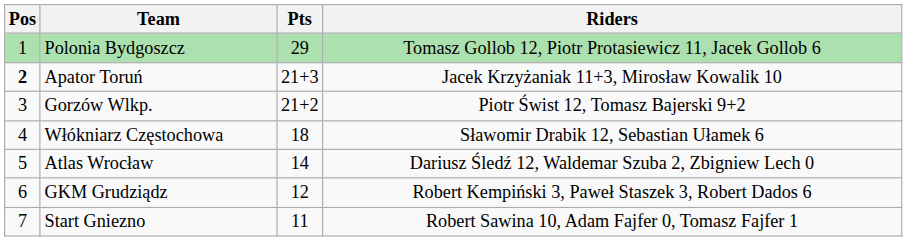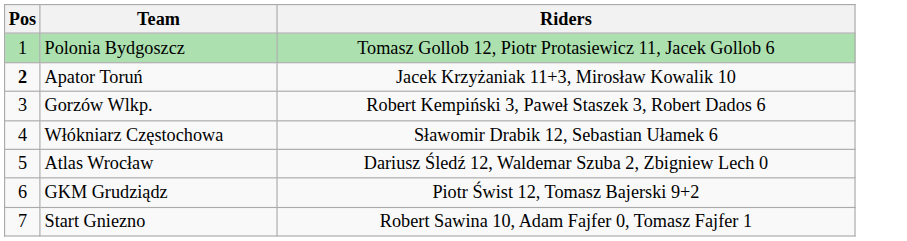- column: (300, 18)
(612, 105) Piotr Świst 12, Tomasz Bajerski 9+2 -> (566, 105) Robert Kempiński 3, Paweł Staszek 3, Robert Dados 6
(612, 192) Robert Kempiński 3, Paweł Staszek 3, Robert Dados 6 -> (566, 192) Piotr Świst 12, Tomasz Bajerski 9+2
